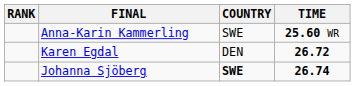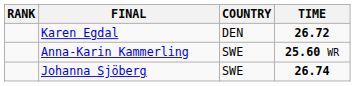rows swapped: (115, 33) <-> (80, 52)
(233, 71) bold -> (233, 71) normal
